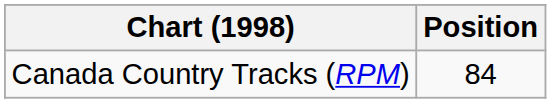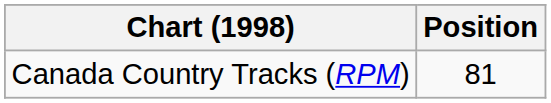(481, 73) 84 -> (481, 73) 81
